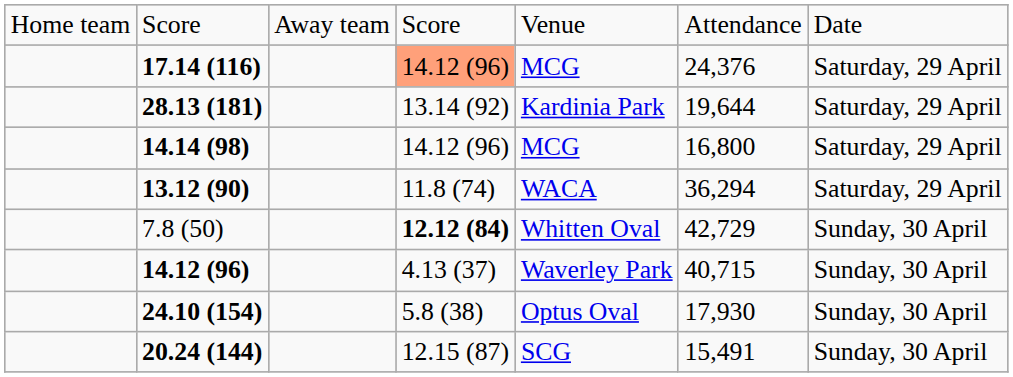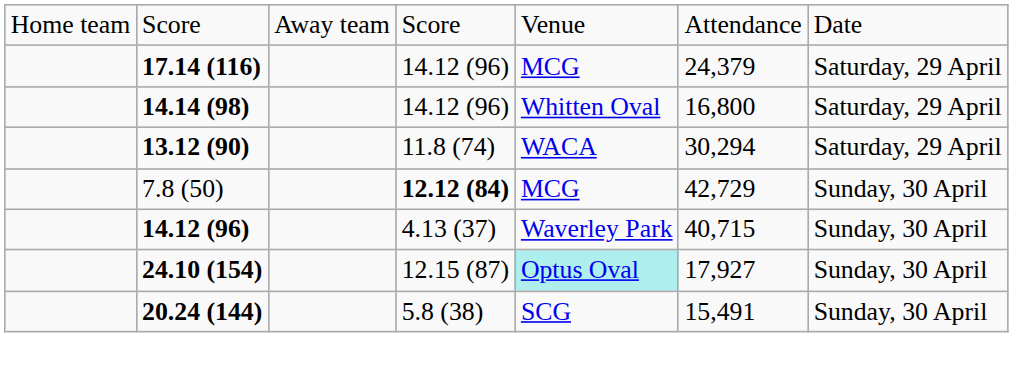(455, 65) lightsalmon background -> (455, 65) no background
(720, 65) 24,376 -> (720, 65) 24,379
- row: (202, 106)
(550, 147) MCG -> (591, 106) Whitten Oval
(720, 188) 36,294 -> (720, 147) 30,294
(591, 229) Whitten Oval -> (550, 188) MCG
(442, 310) 5.8 (38) -> (455, 270) 12.15 (87)
(580, 310) no background -> (580, 270) paleturquoise background
(720, 310) 17,930 -> (720, 270) 17,927
(455, 351) 12.15 (87) -> (442, 310) 5.8 (38)
